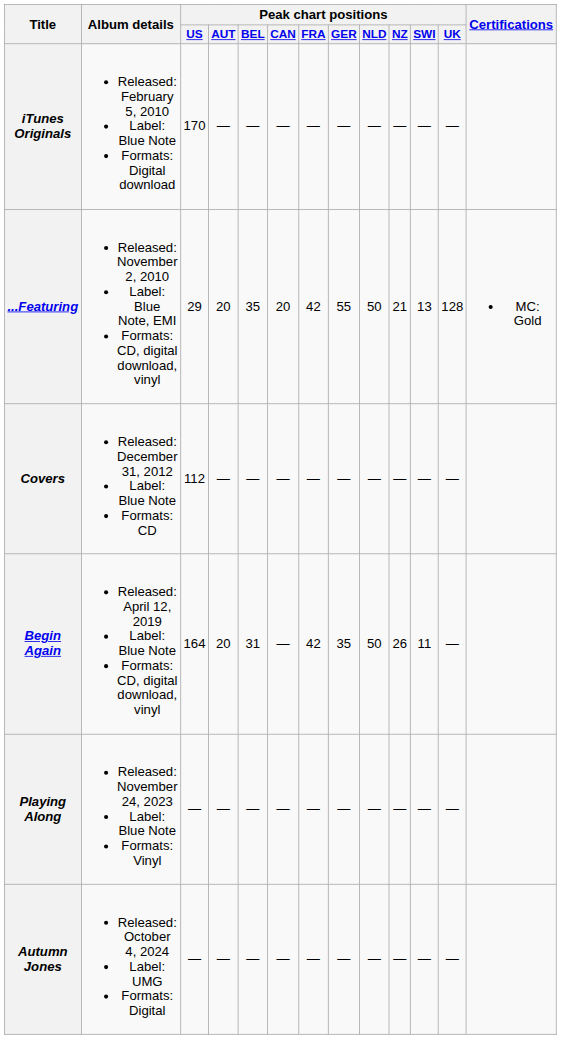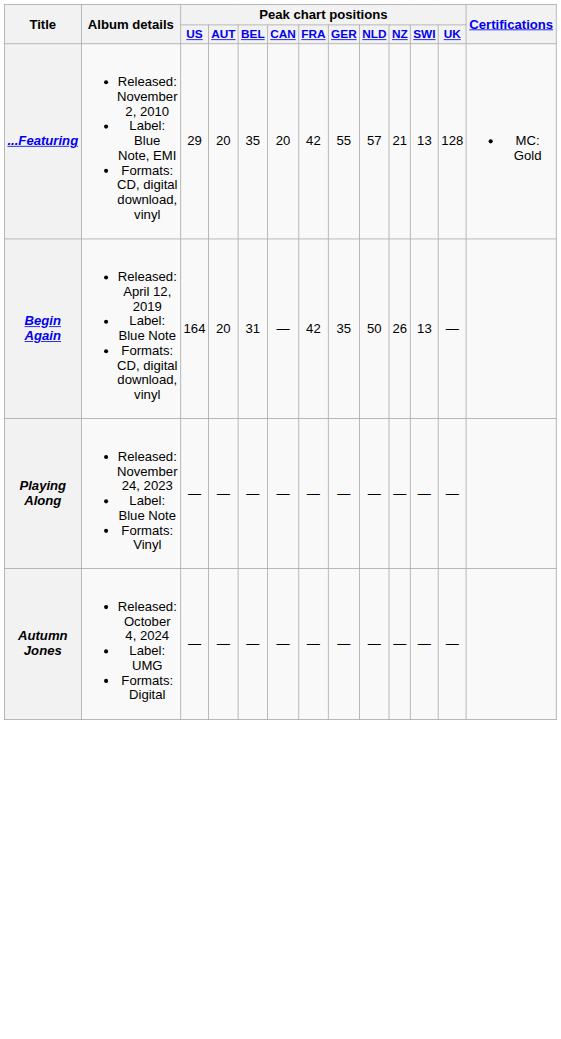- row: (43, 126)
(374, 306) 50 -> (374, 141) 57
- row: (43, 478)
(424, 644) 11 -> (424, 328) 13
